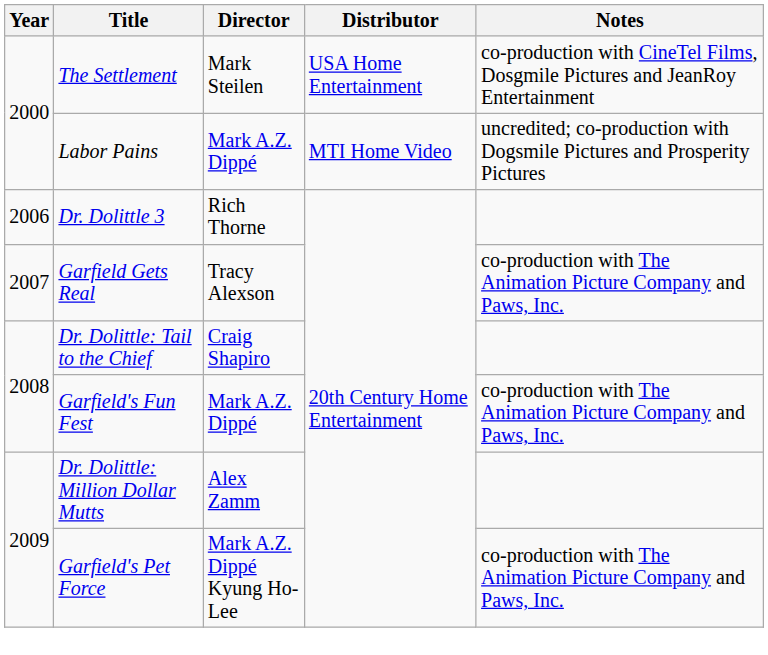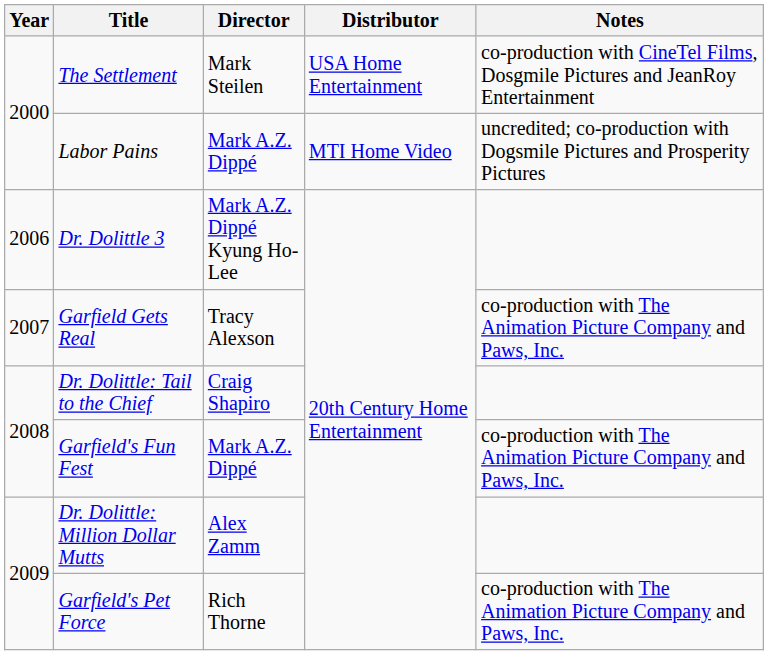(237, 216) Rich Thorne -> (253, 239) Mark A.Z. Dippé Kyung Ho-Lee
(253, 577) Mark A.Z. Dippé Kyung Ho-Lee -> (237, 611) Rich Thorne
